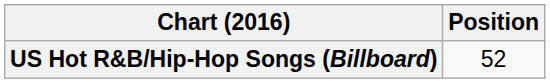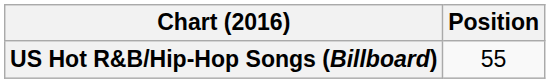(494, 59) 52 -> (494, 59) 55
